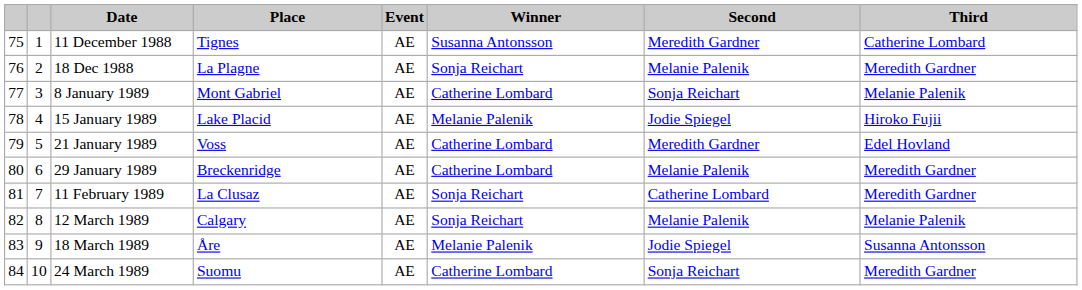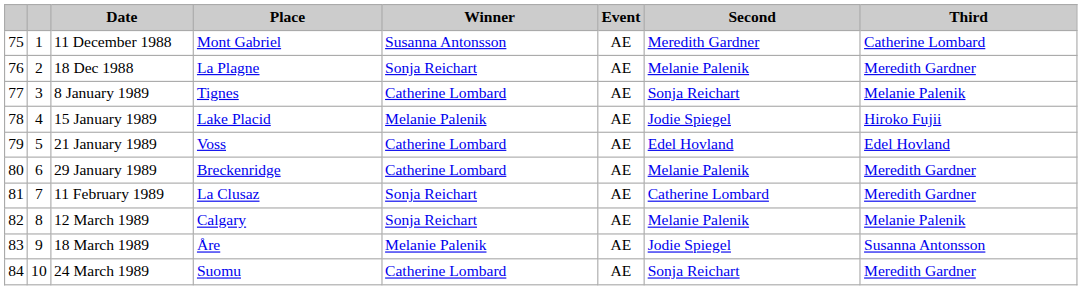columns swapped: (405, 16) <-> (536, 16)
(218, 42) Tignes -> (239, 42) Mont Gabriel
(239, 93) Mont Gabriel -> (218, 93) Tignes
(704, 144) Meredith Gardner -> (691, 144) Edel Hovland
